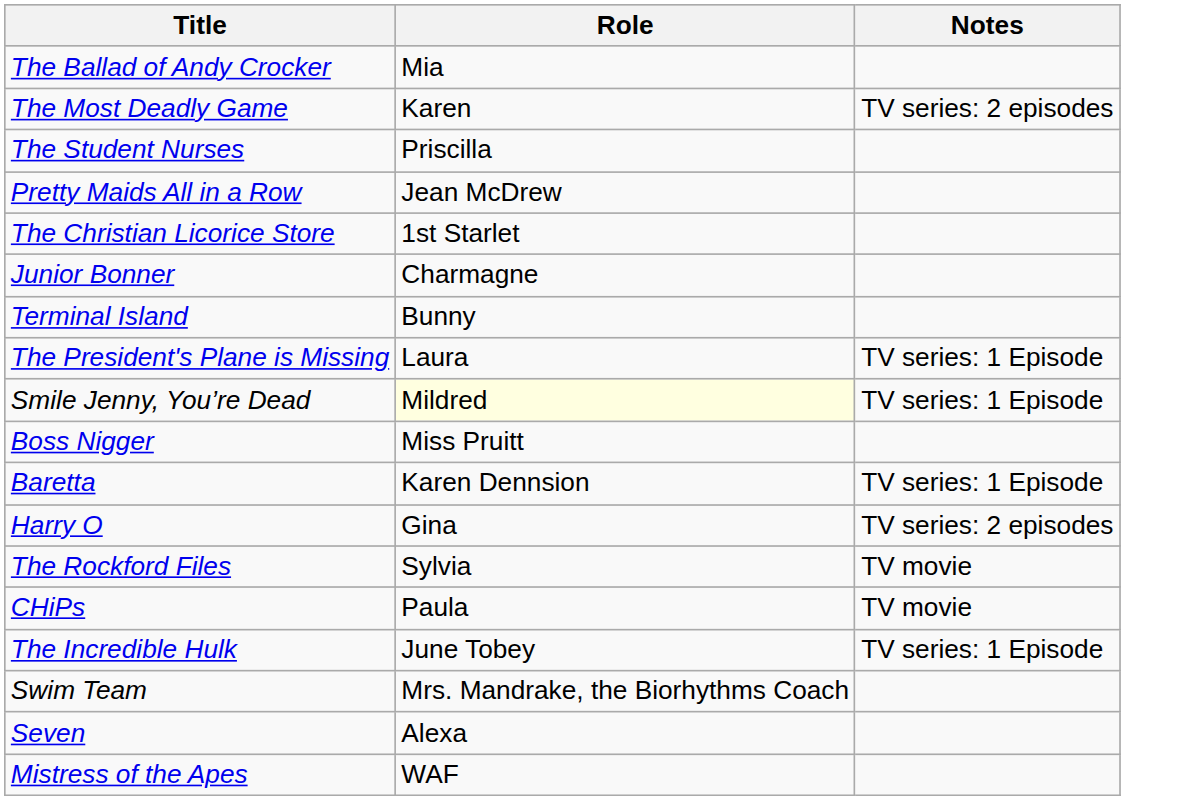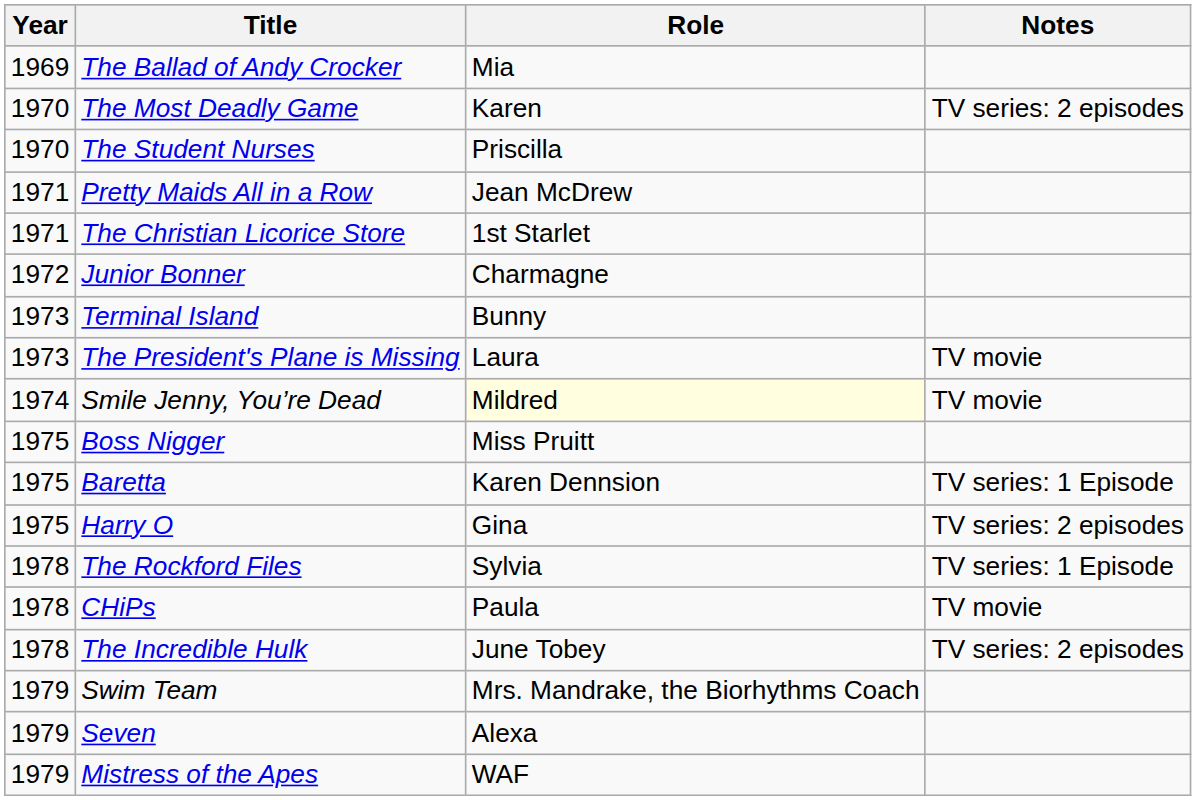+ column: (40, 25)
(982, 358) TV series: 1 Episode -> (987, 358) TV movie
(982, 399) TV series: 1 Episode -> (987, 399) TV movie
(917, 566) TV movie -> (1053, 566) TV series: 1 Episode
(982, 649) TV series: 1 Episode -> (1058, 649) TV series: 2 episodes
